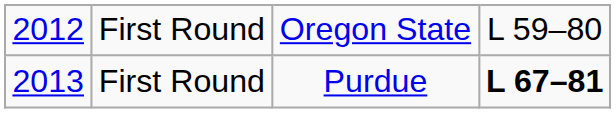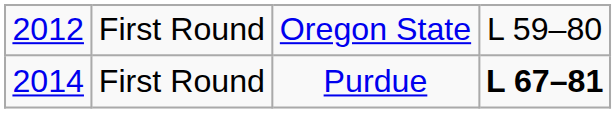(48, 81) 2013 -> (48, 81) 2014
